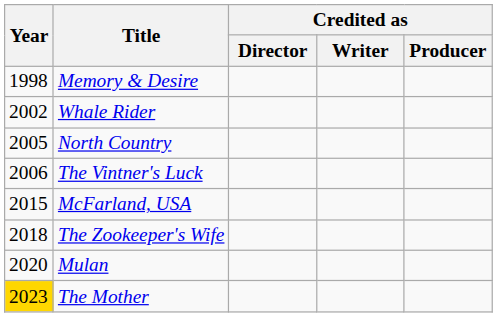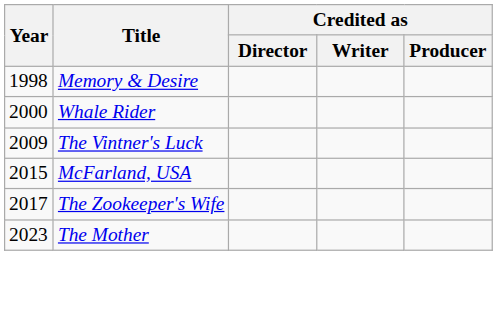(28, 111) 2002 -> (28, 111) 2000
- row: (115, 142)
(28, 173) 2006 -> (28, 142) 2009
(28, 234) 2018 -> (28, 204) 2017
- row: (83, 265)
(28, 296) gold background -> (28, 234) no background
